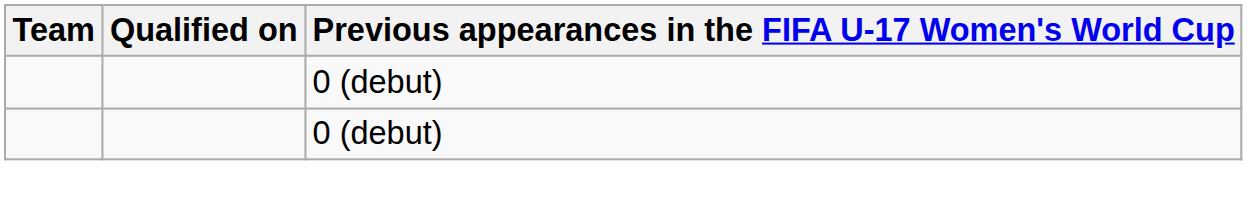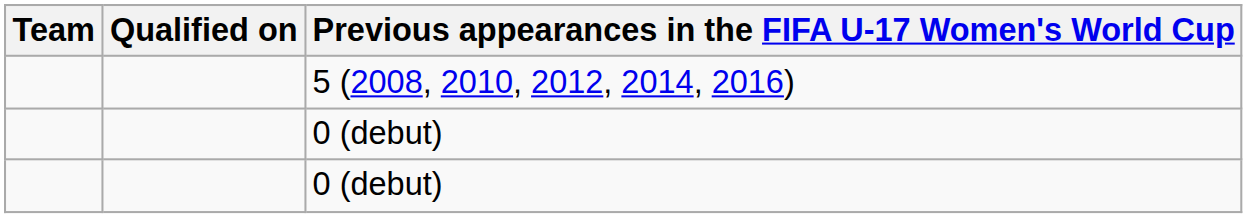+ row: (54, 82)
